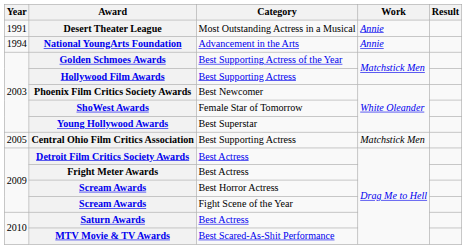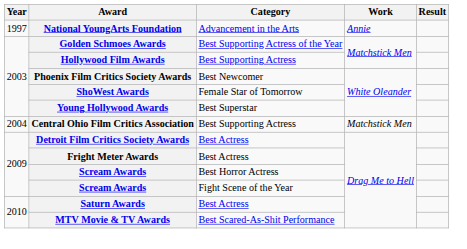- row: (113, 28)
(17, 44) 1994 -> (17, 28) 1997
(17, 140) 2005 -> (17, 124) 2004
